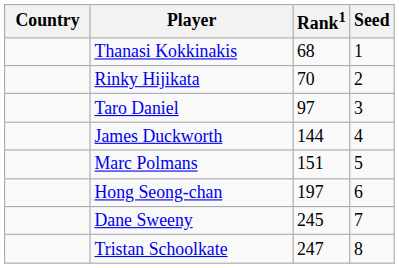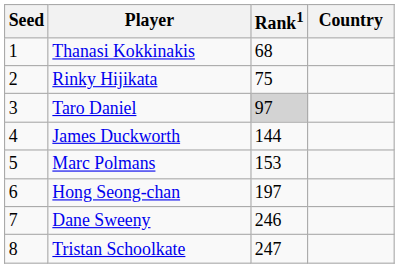columns swapped: (47, 20) <-> (372, 20)
(306, 79) 70 -> (264, 79) 75
(306, 107) no background -> (264, 107) lightgrey background
(310, 164) 151 -> (268, 164) 153
(310, 220) 245 -> (268, 220) 246
